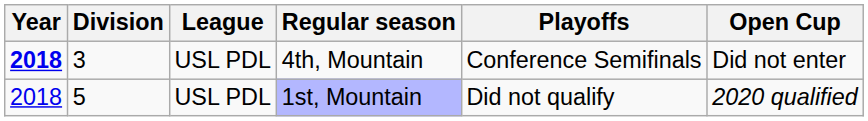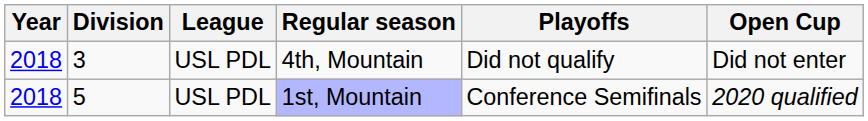(36, 60) bold -> (36, 60) normal
(584, 60) Conference Semifinals -> (541, 60) Did not qualify
(541, 97) Did not qualify -> (584, 97) Conference Semifinals
